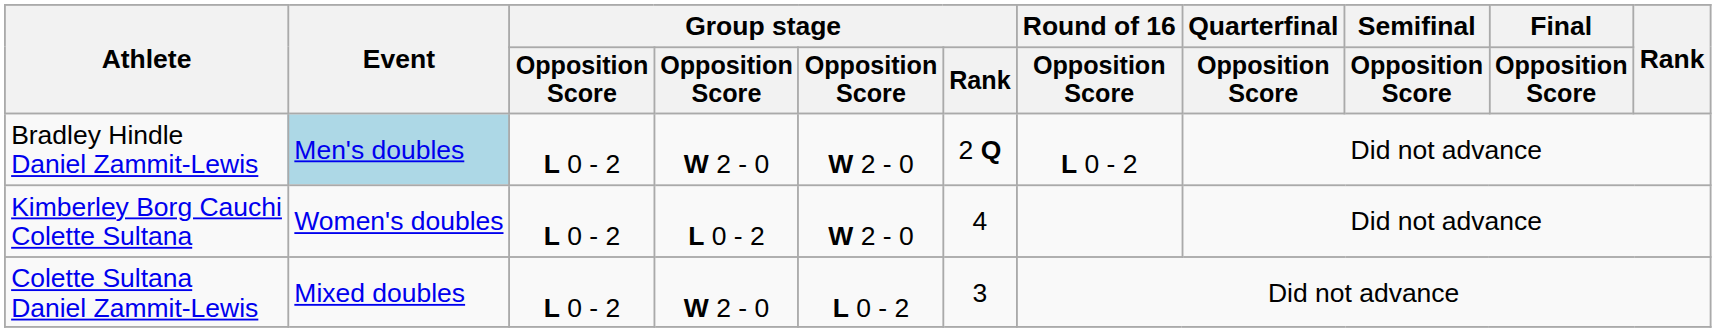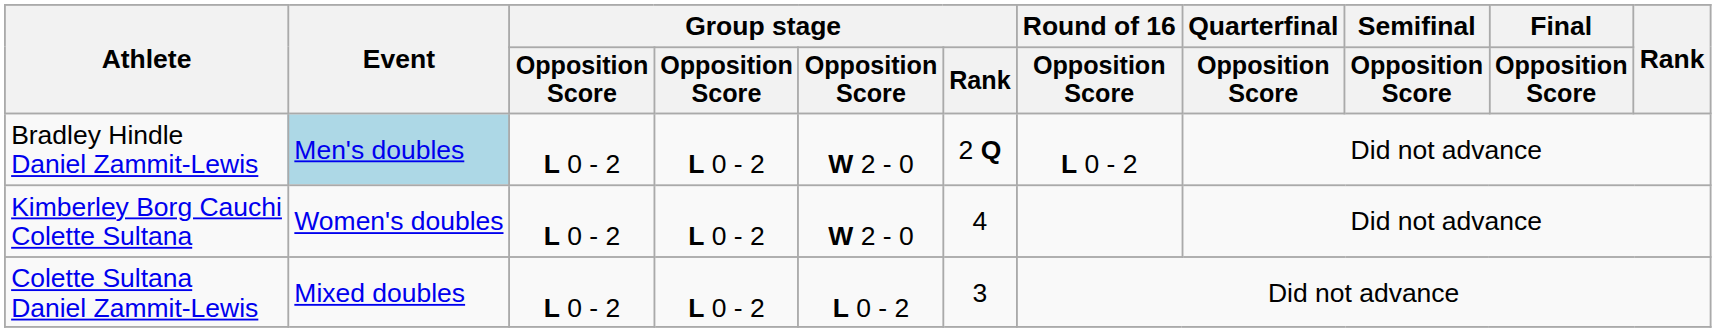(726, 165) W 2 - 0 -> (726, 165) L 0 - 2
(726, 307) W 2 - 0 -> (726, 307) L 0 - 2
